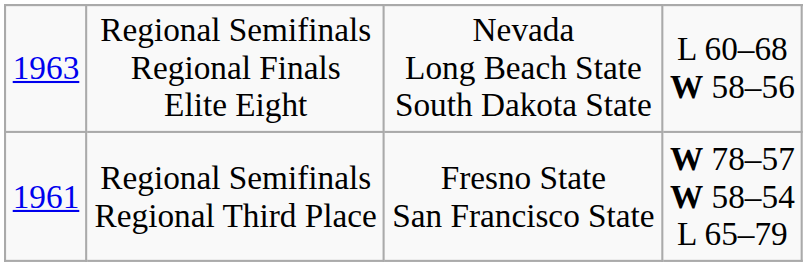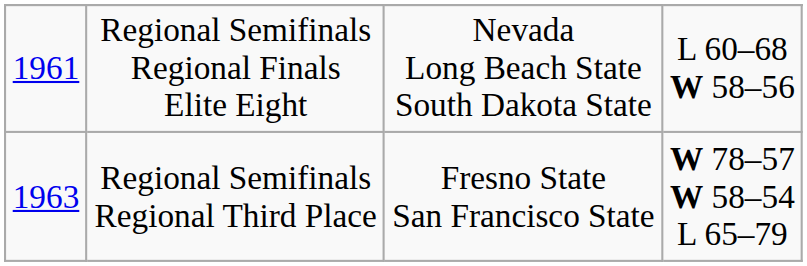(46, 68) 1963 -> (46, 68) 1961
(46, 195) 1961 -> (46, 195) 1963
